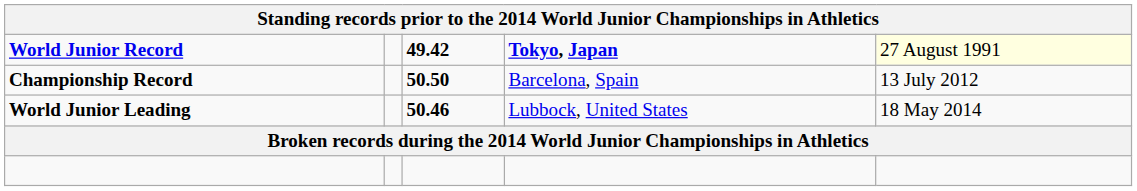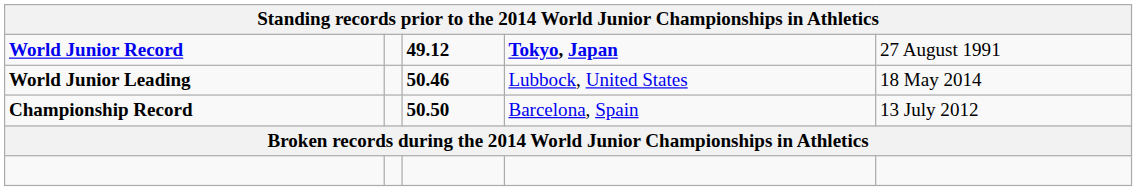(428, 49) 49.42 -> (428, 49) 49.12
(940, 49) lightyellow background -> (940, 49) no background
rows swapped: (101, 79) <-> (100, 110)
